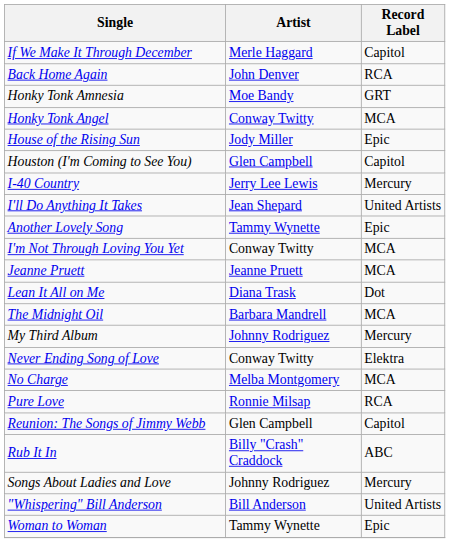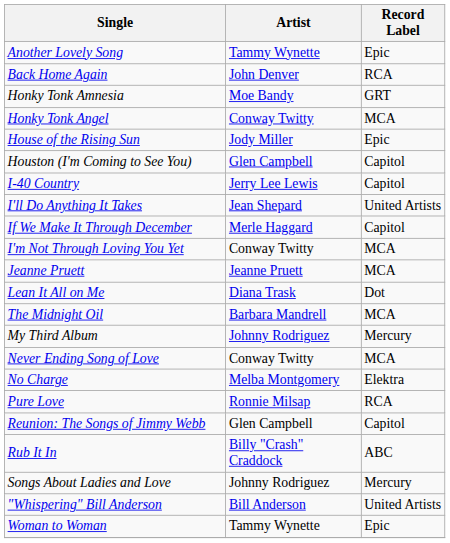rows swapped: (65, 227) <-> (100, 52)
(388, 183) Mercury -> (385, 183) Capitol
(384, 358) Elektra -> (380, 358) MCA
(380, 380) MCA -> (384, 380) Elektra
